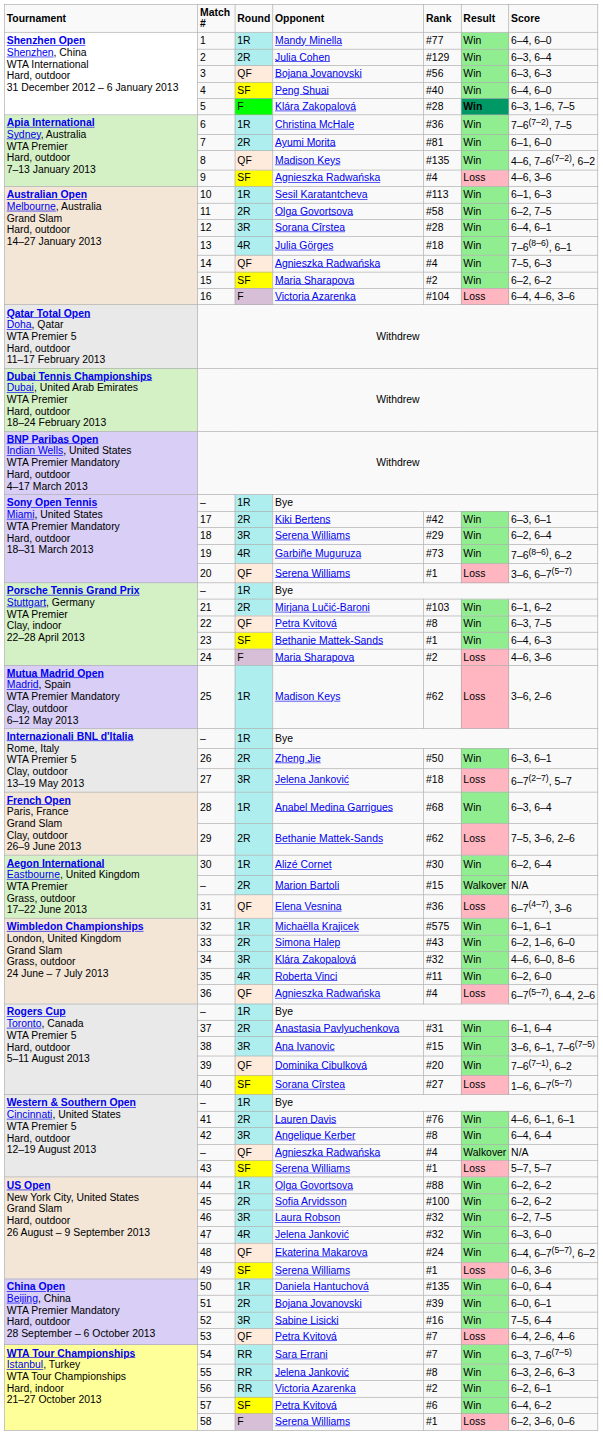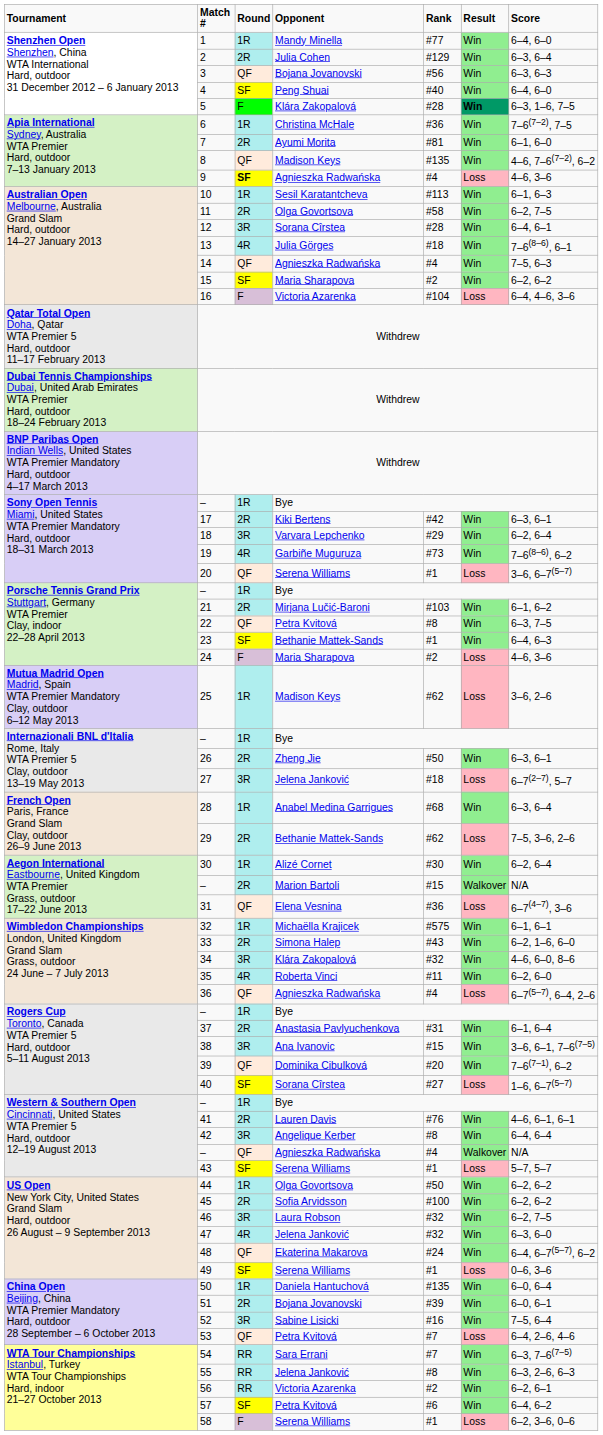(244, 178) normal -> (244, 178) bold
(313, 536) Serena Williams -> (320, 536) Varvara Lepchenko
(435, 1185) #88 -> (435, 1185) #50
